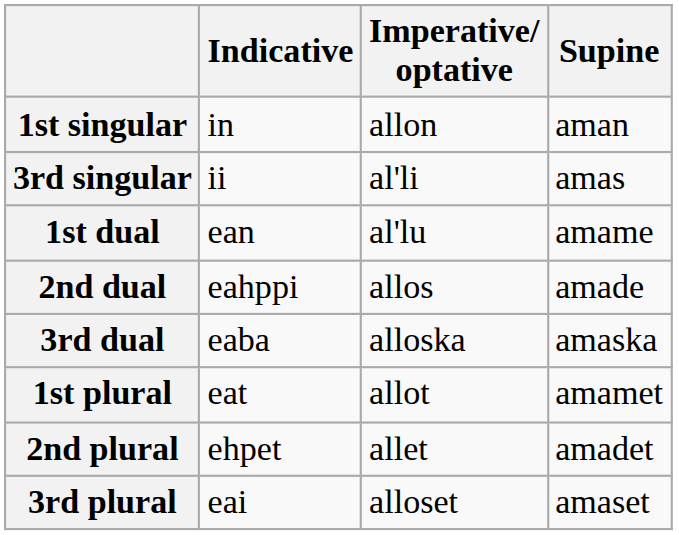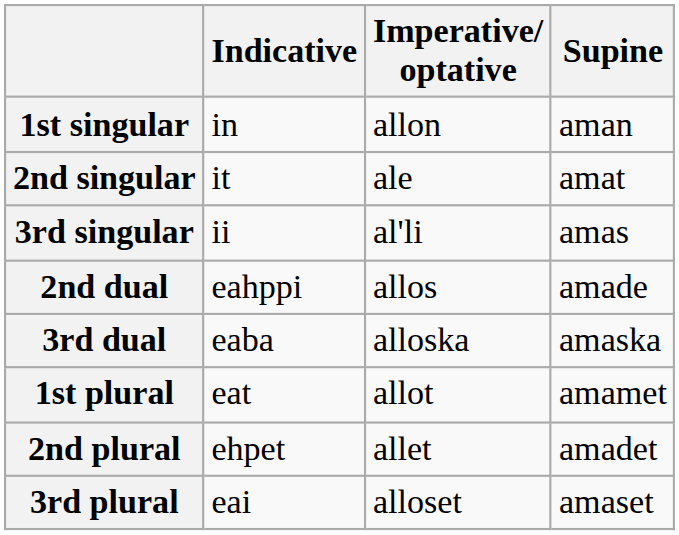+ row: (104, 177)
- row: (102, 232)
